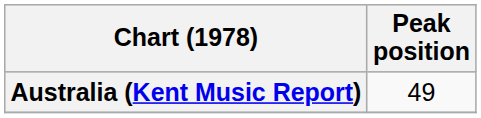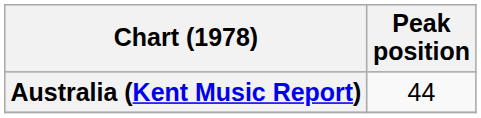(421, 91) 49 -> (421, 91) 44
